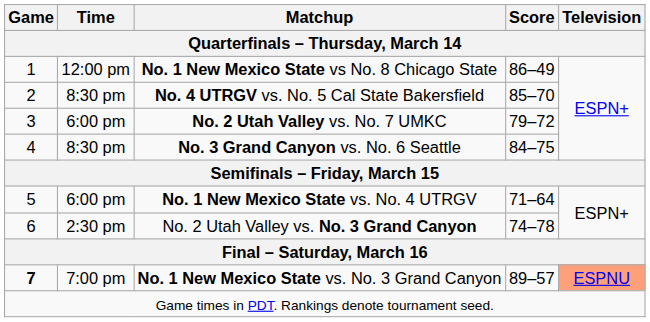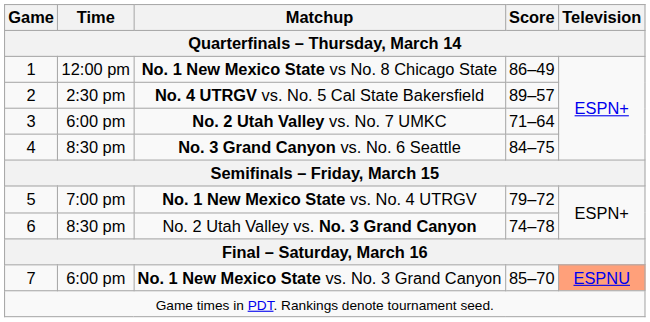(96, 96) 8:30 pm -> (96, 96) 2:30 pm
(532, 96) 85–70 -> (532, 96) 89–57
(532, 122) 79–72 -> (532, 122) 71–64
(96, 200) 6:00 pm -> (96, 200) 7:00 pm
(532, 200) 71–64 -> (532, 200) 79–72
(96, 226) 2:30 pm -> (96, 226) 8:30 pm
(31, 278) bold -> (31, 278) normal
(96, 278) 7:00 pm -> (96, 278) 6:00 pm
(532, 278) 89–57 -> (532, 278) 85–70
